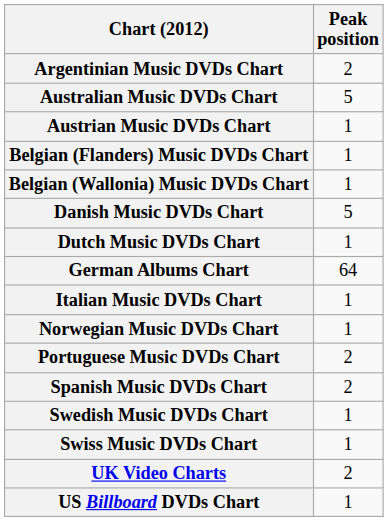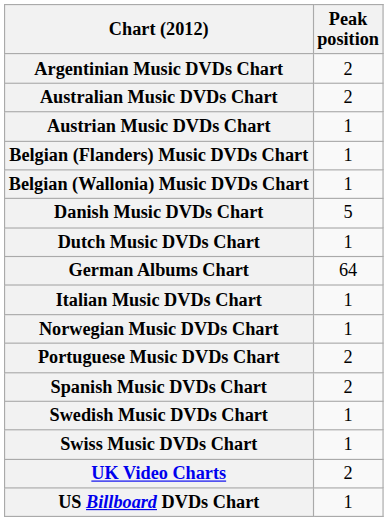(348, 97) 5 -> (348, 97) 2
